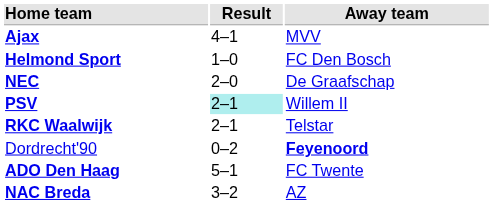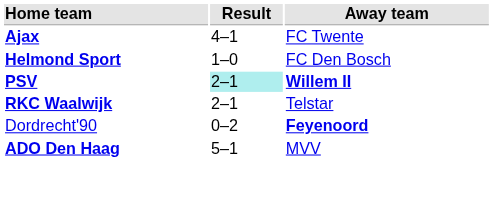(303, 37) MVV -> (325, 37) FC Twente
- row: (22, 81)
(317, 104) normal -> (319, 81) bold
(325, 170) FC Twente -> (303, 148) MVV
- row: (48, 192)
